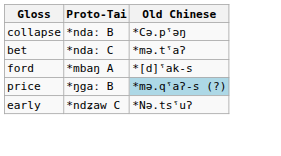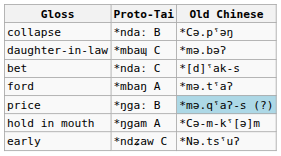+ row: (58, 50)
(159, 50) *mə.tˤaʔ -> (210, 68) *[d]ˤak-s
(162, 68) *[d]ˤak-s -> (206, 86) *mə.tˤaʔ
+ row: (51, 123)
